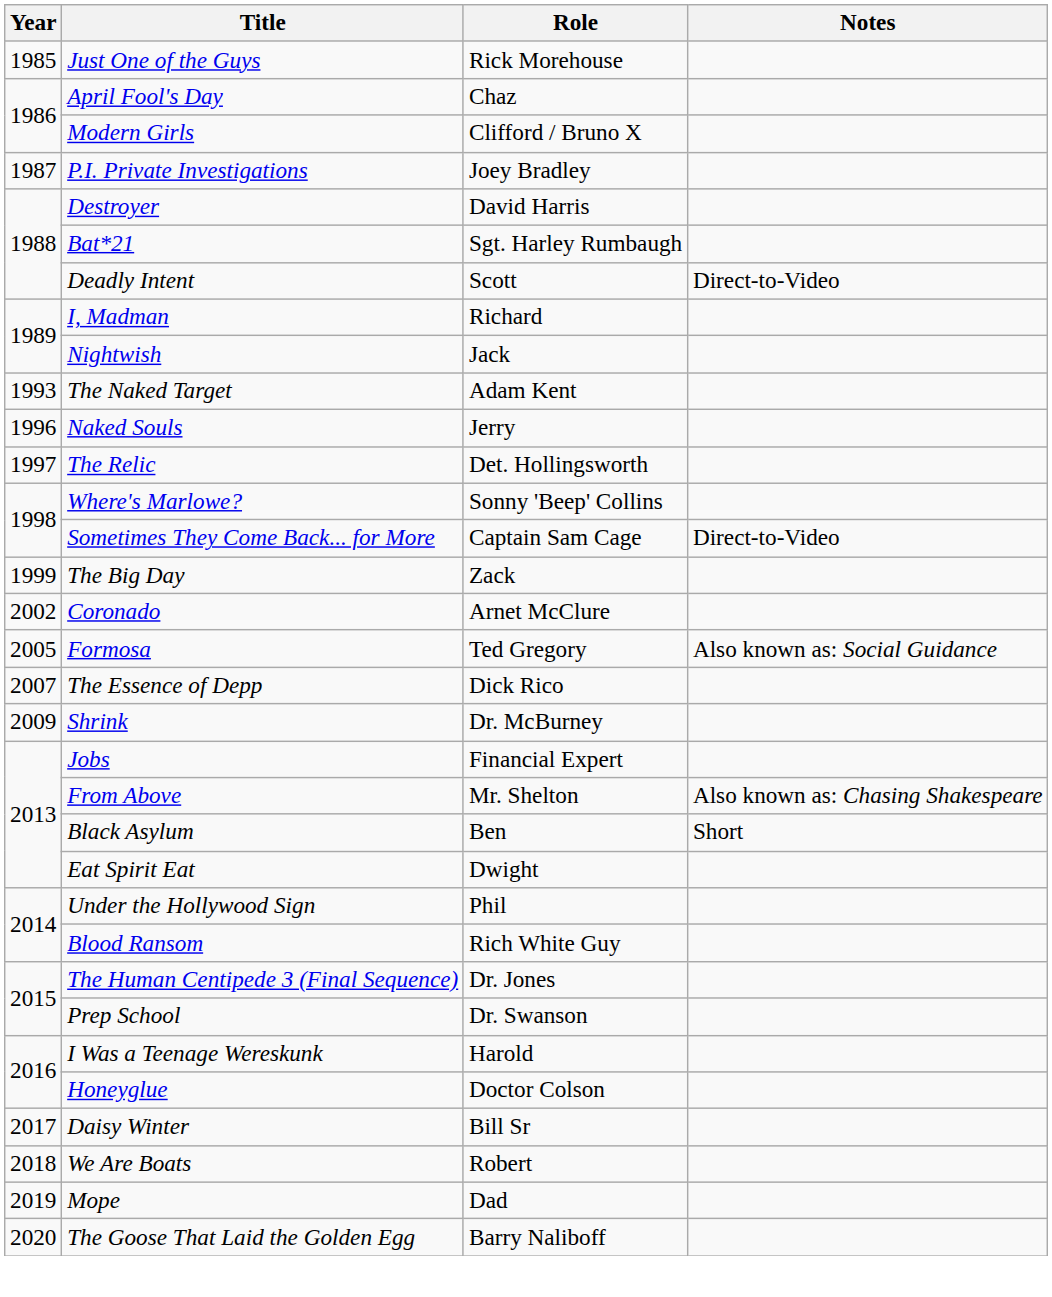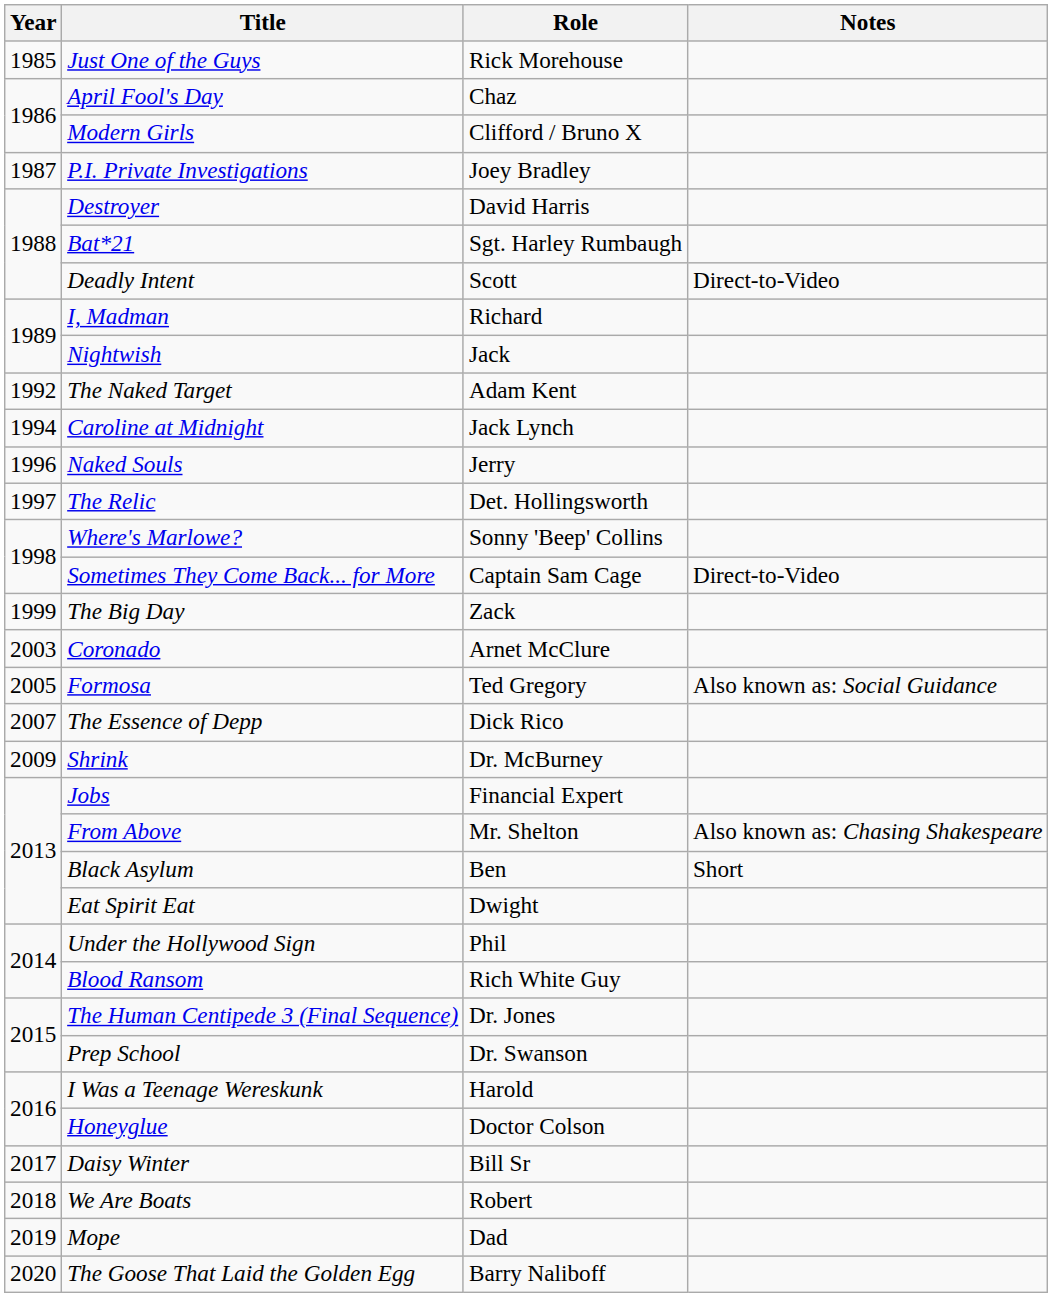(33, 390) 1993 -> (33, 390) 1992
+ row: (165, 427)
(33, 611) 2002 -> (33, 648) 2003
